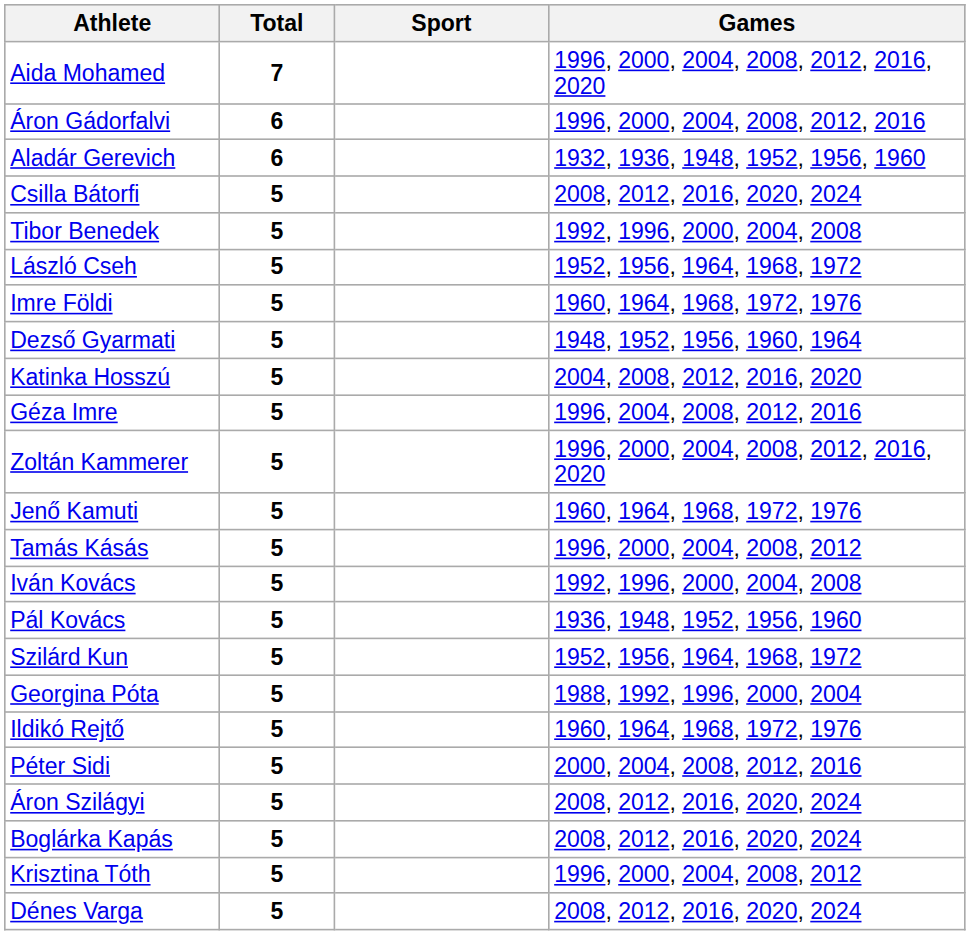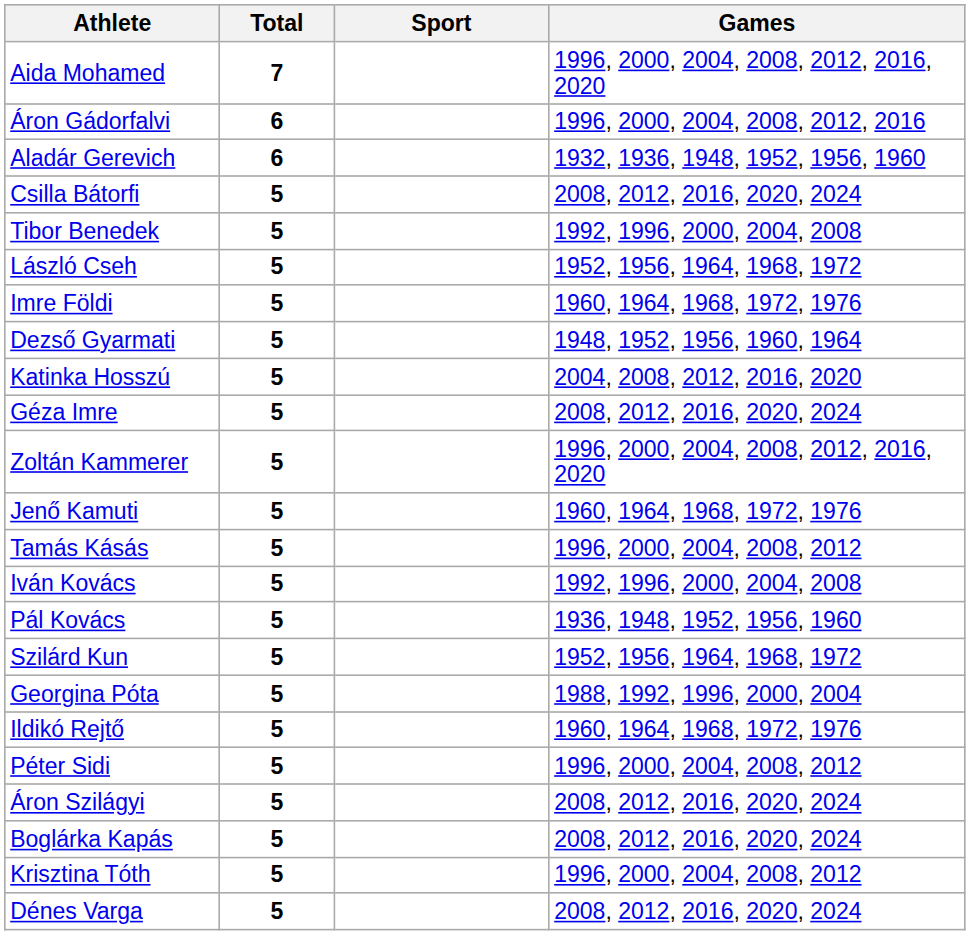(708, 413) 1996, 2004, 2008, 2012, 2016 -> (708, 413) 2008, 2012, 2016, 2020, 2024
(708, 766) 2000, 2004, 2008, 2012, 2016 -> (708, 766) 1996, 2000, 2004, 2008, 2012
